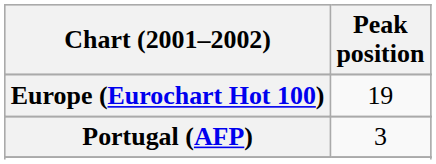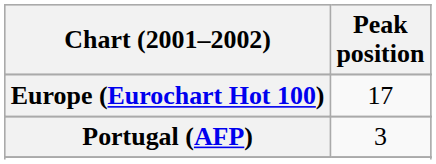(380, 95) 19 -> (380, 95) 17
